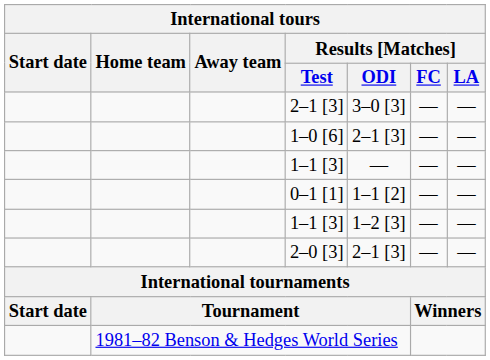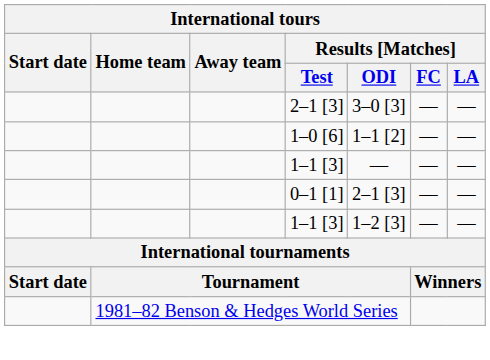(379, 135) 2–1 [3] -> (379, 135) 1–1 [2]
(379, 194) 1–1 [2] -> (379, 194) 2–1 [3]
- row: (141, 253)
